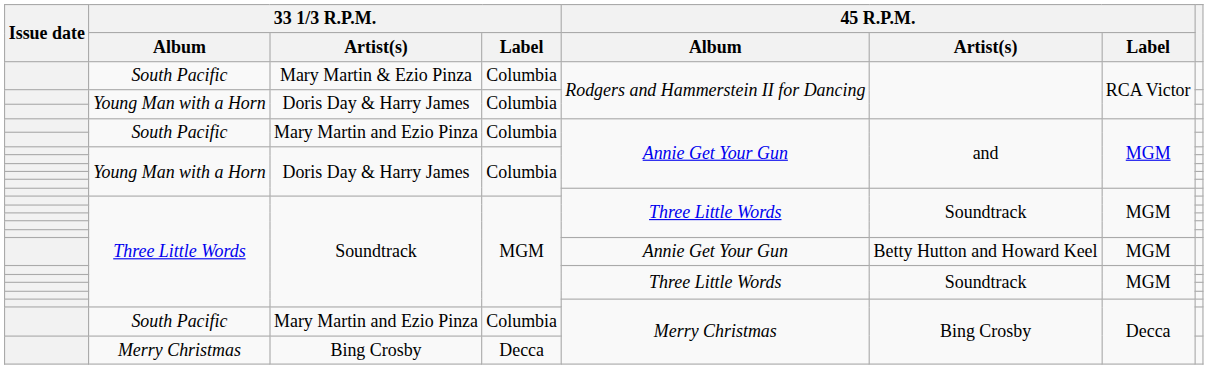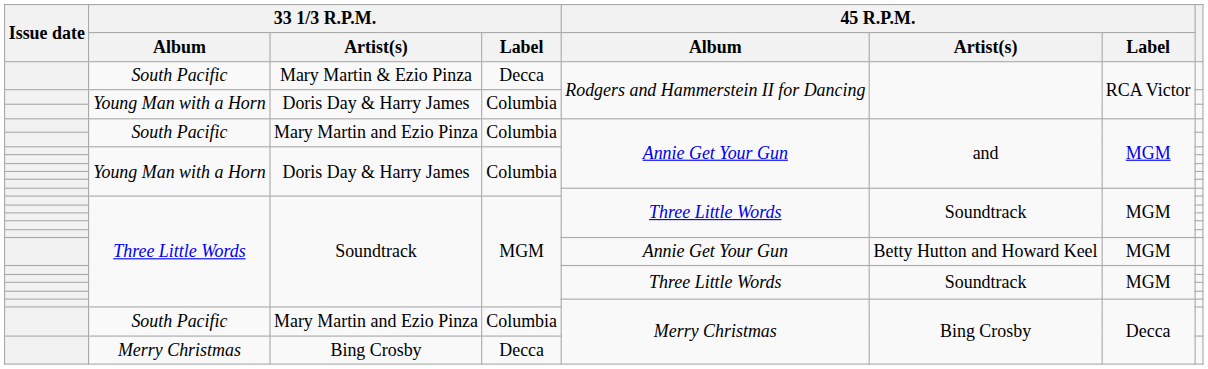(522, 75) Columbia -> (522, 75) Decca
